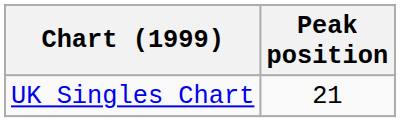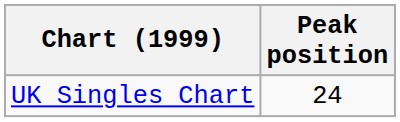(327, 96) 21 -> (327, 96) 24
